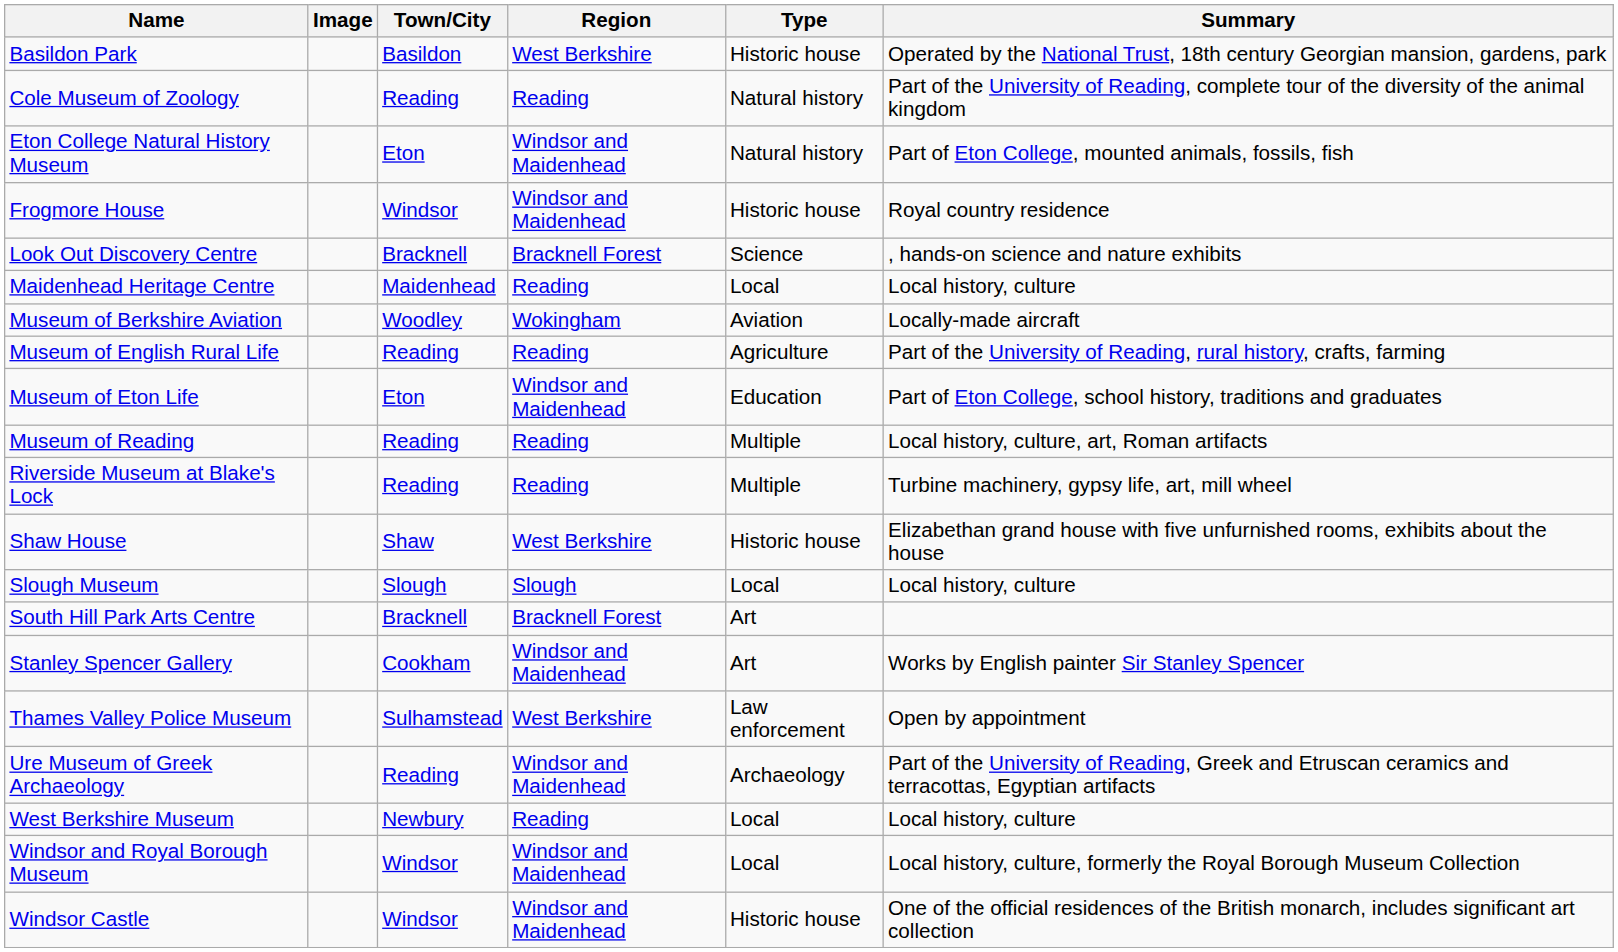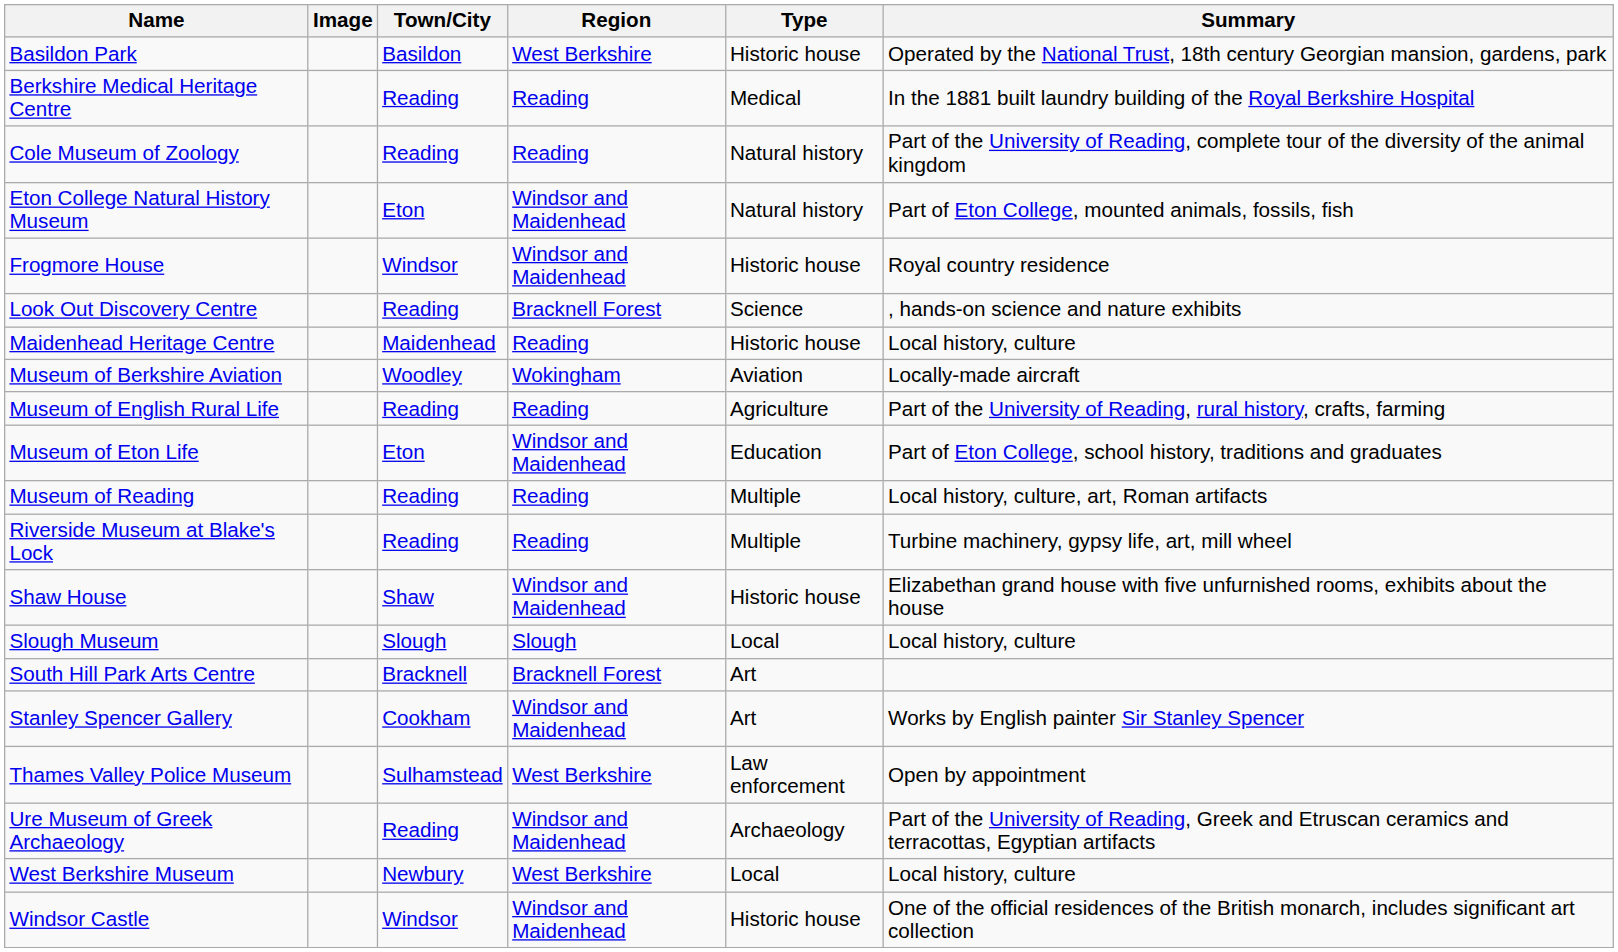+ row: (133, 97)
(425, 254) Bracknell -> (421, 310) Reading
(755, 286) Local -> (795, 342) Historic house
(582, 541) West Berkshire -> (570, 597) Windsor and Maidenhead
(551, 819) Reading -> (582, 875) West Berkshire
- row: (138, 863)
